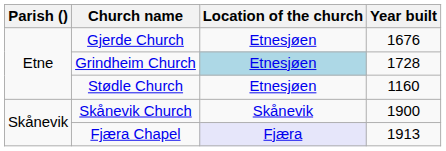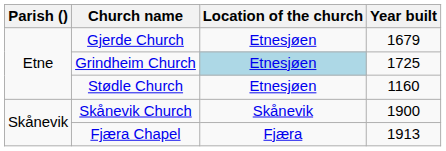(403, 39) 1676 -> (403, 39) 1679
(403, 63) 1728 -> (403, 63) 1725
(283, 134) lavender background -> (283, 134) no background
